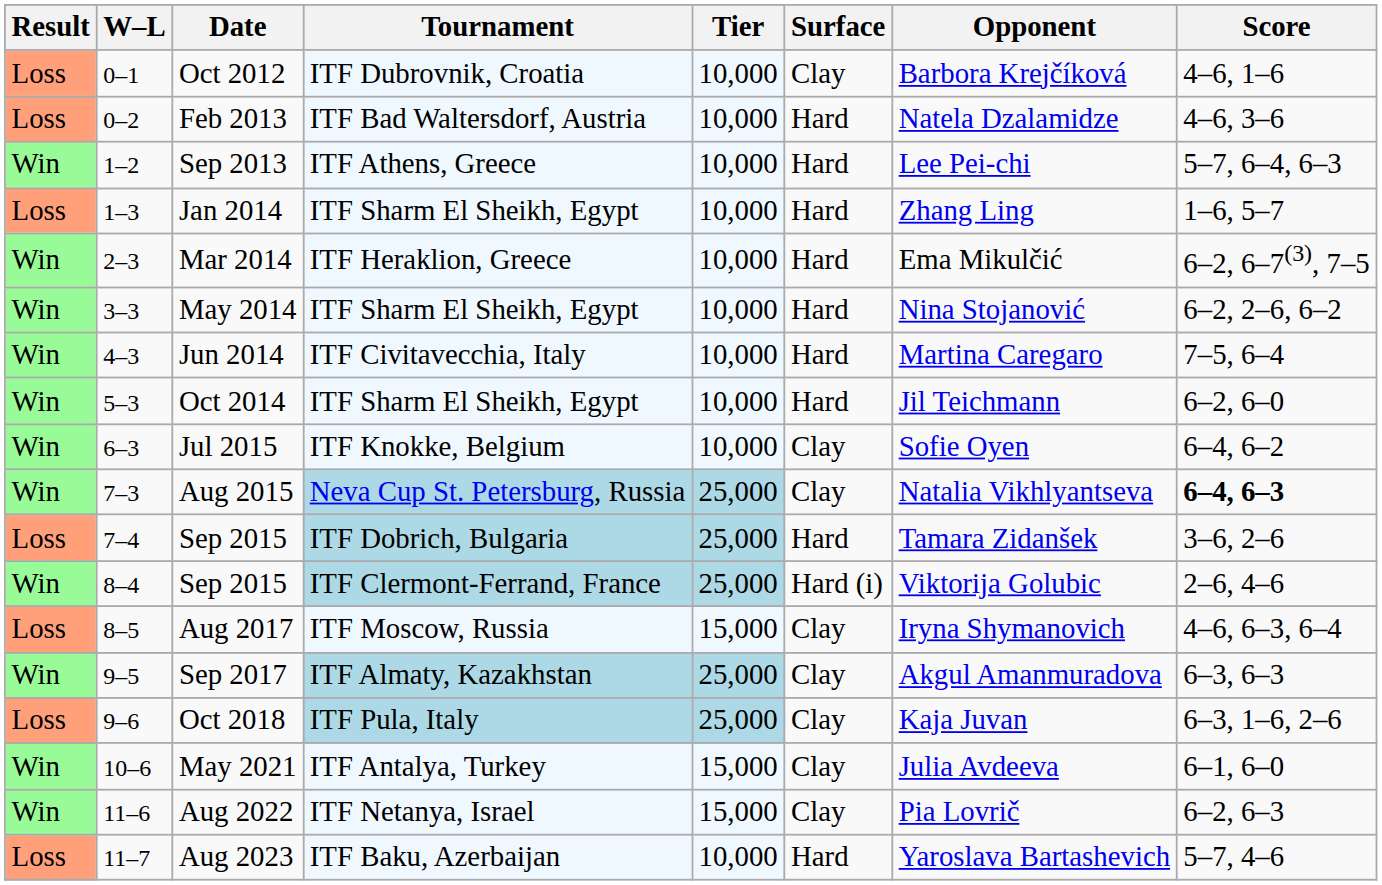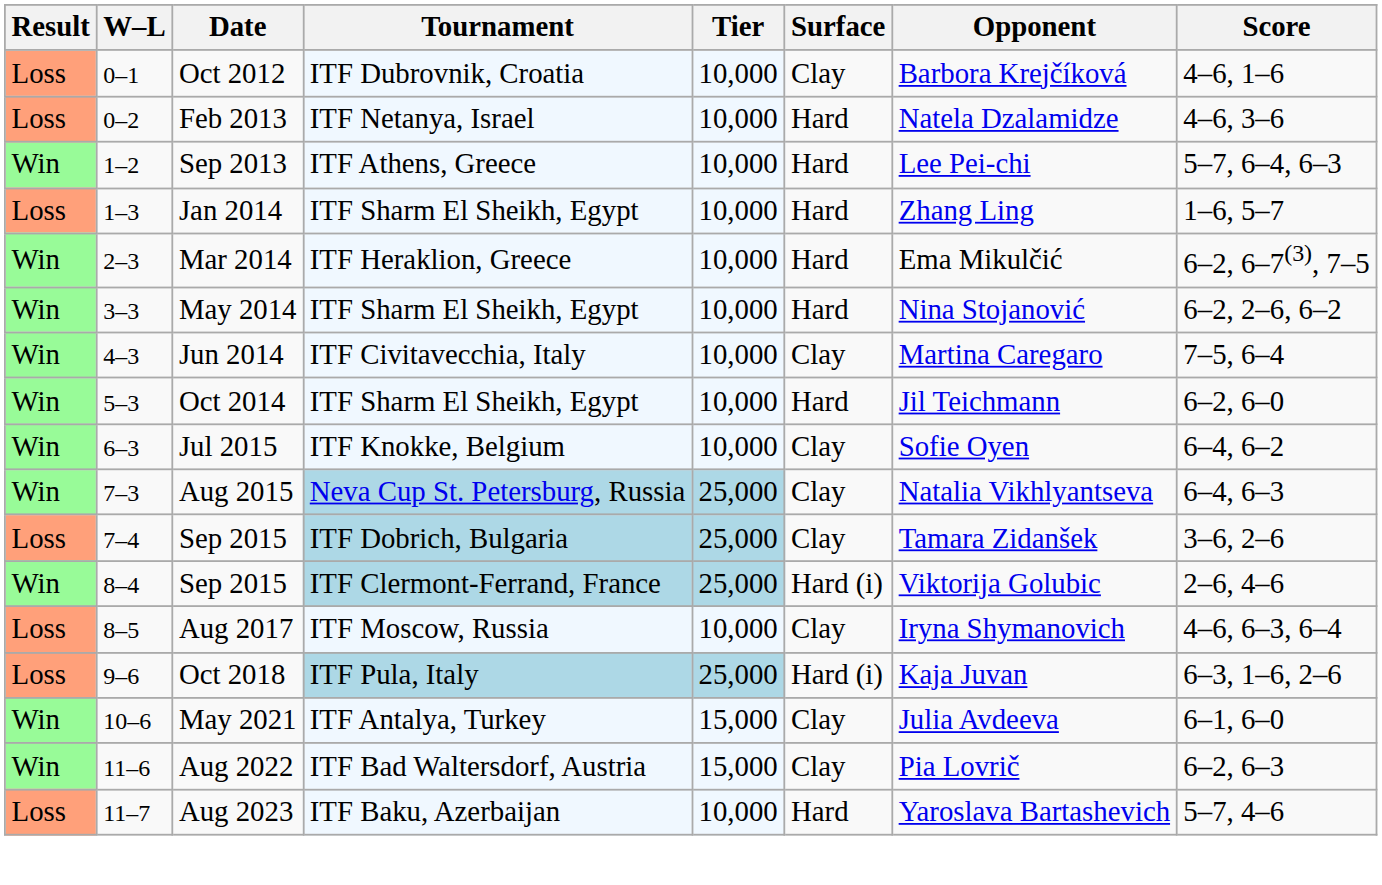(478, 118) ITF Bad Waltersdorf, Austria -> (422, 118) ITF Netanya, Israel
(820, 354) Hard -> (818, 354) Clay
(1234, 491) bold -> (1234, 491) normal
(820, 537) Hard -> (818, 537) Clay
(738, 628) 15,000 -> (738, 628) 10,000
- row: (121, 676)
(818, 720) Clay -> (837, 674) Hard (i)
(422, 811) ITF Netanya, Israel -> (478, 765) ITF Bad Waltersdorf, Austria
